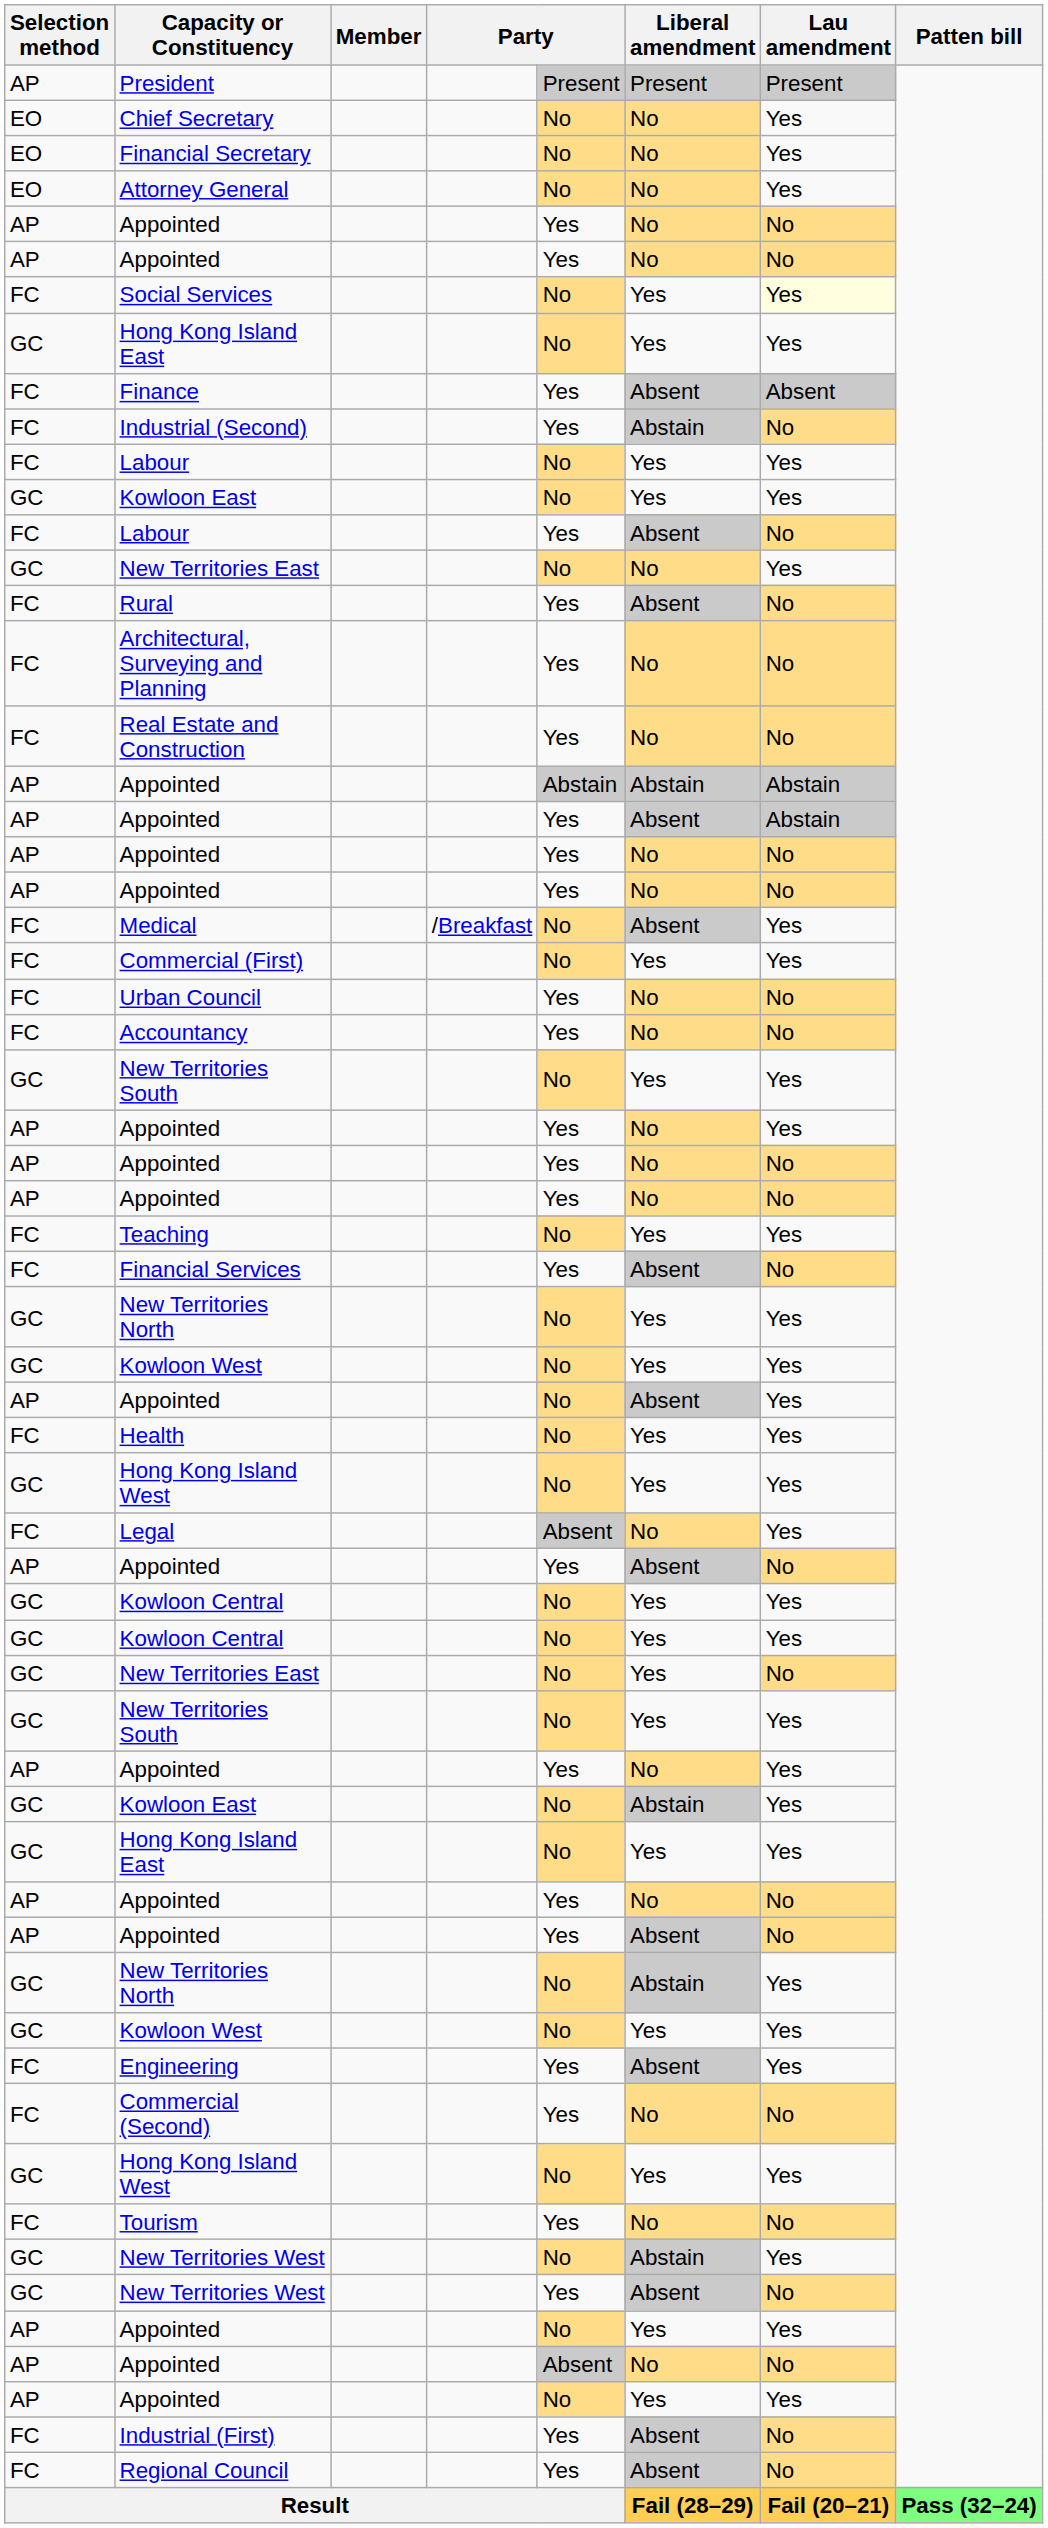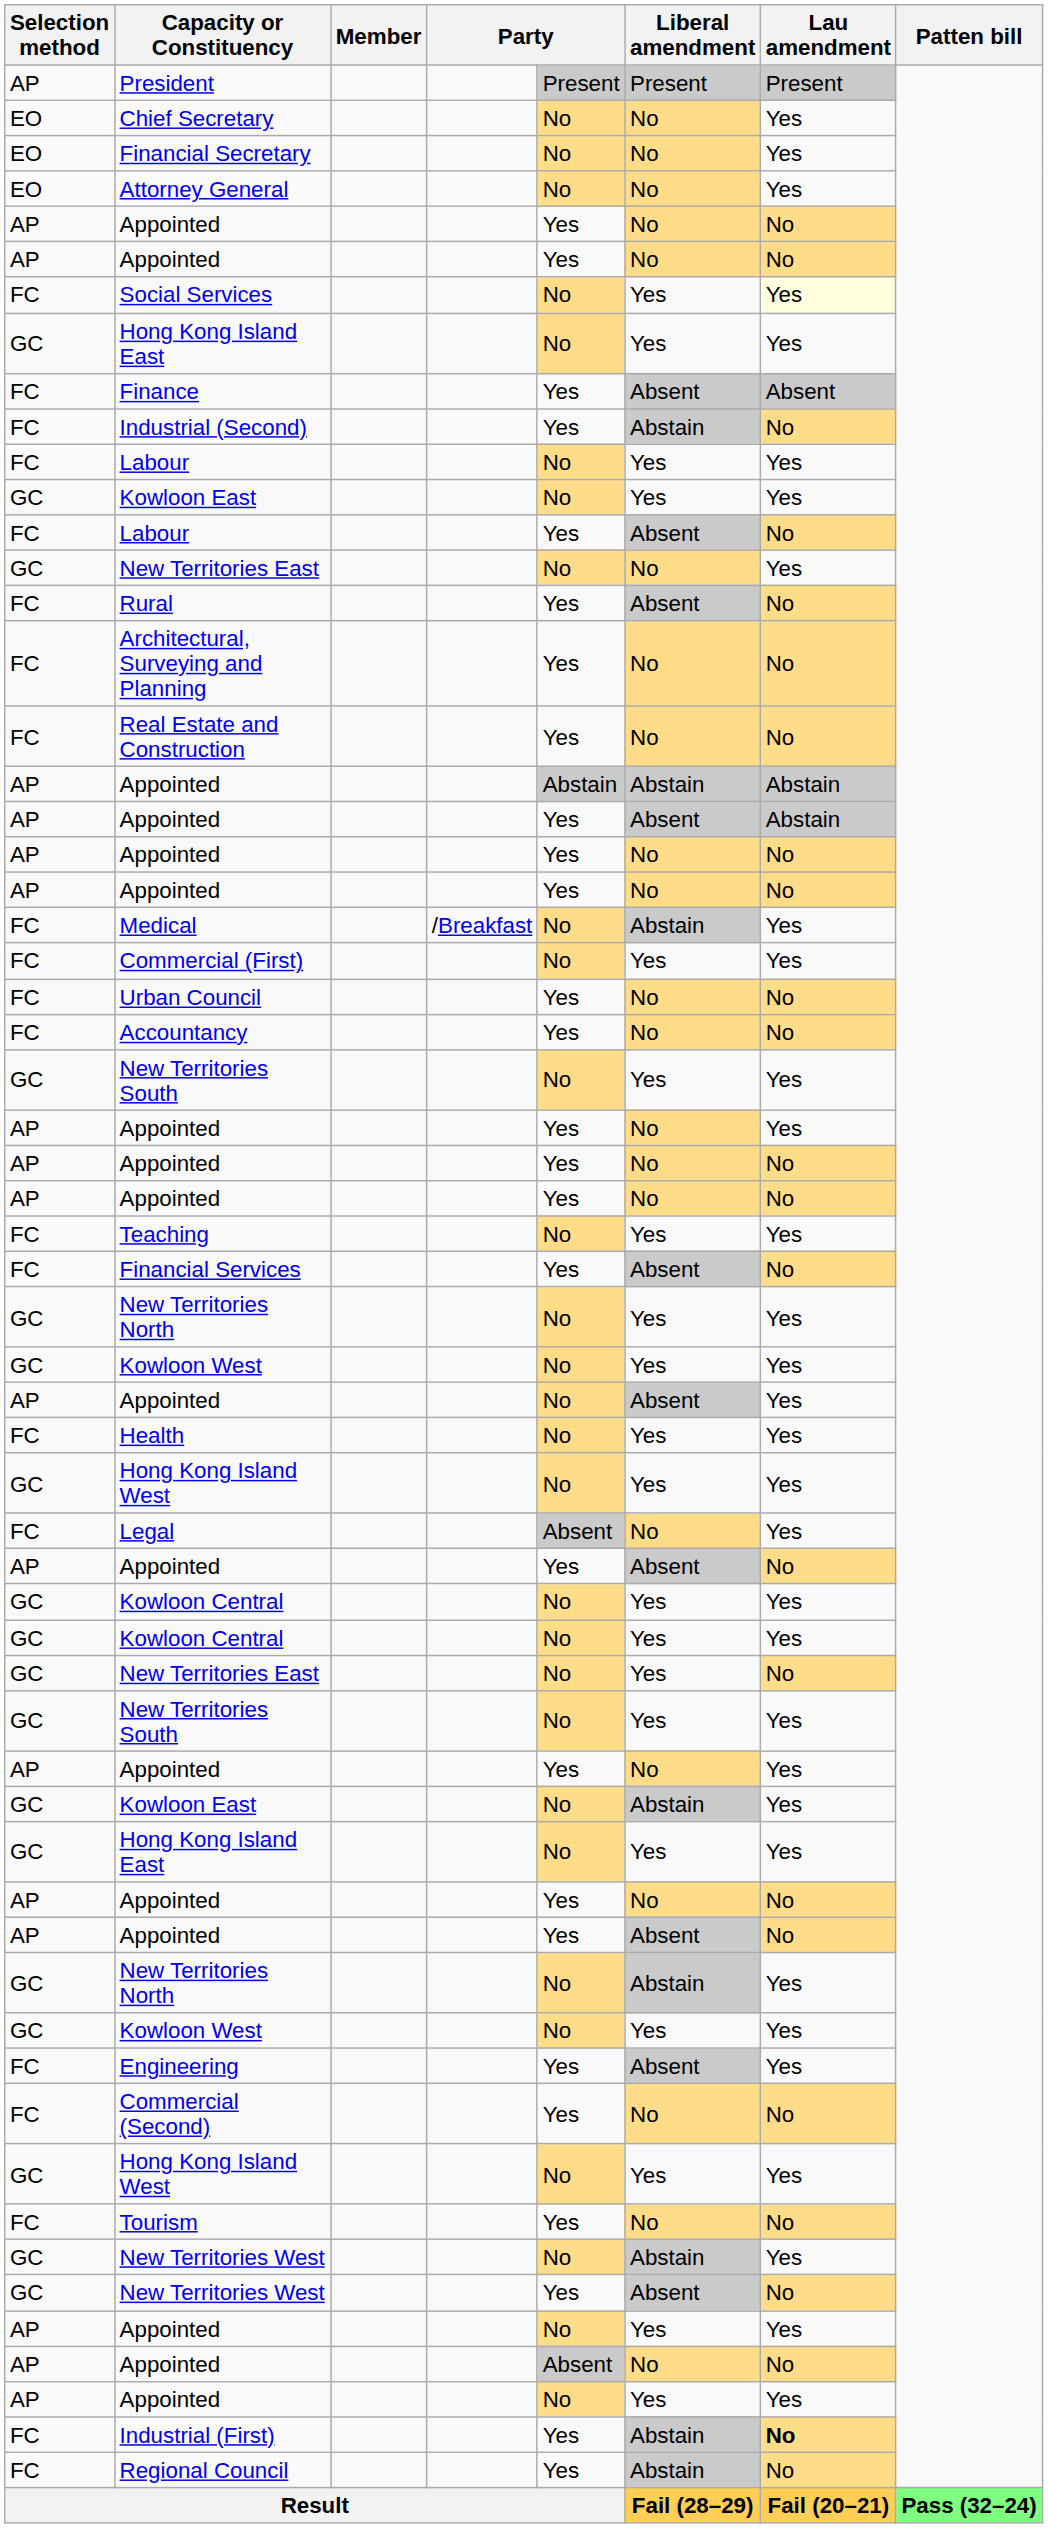(665, 926) Absent -> (667, 926) Abstain
(665, 2434) Absent -> (667, 2434) Abstain
(780, 2434) normal -> (781, 2434) bold
(665, 2470) Absent -> (667, 2470) Abstain
